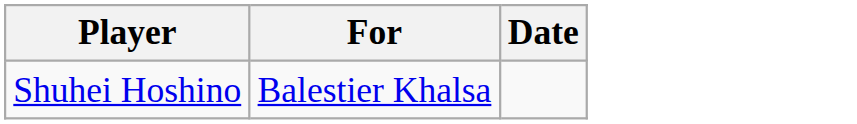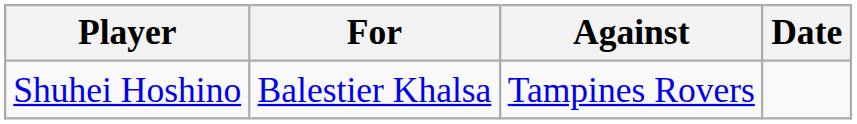+ column: (631, 32)
